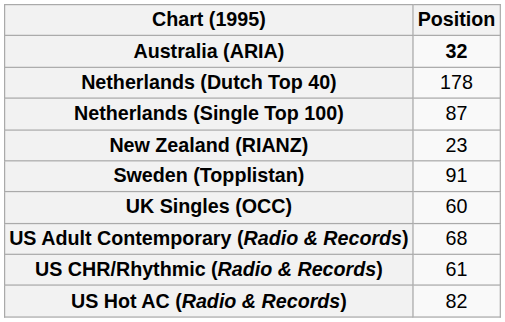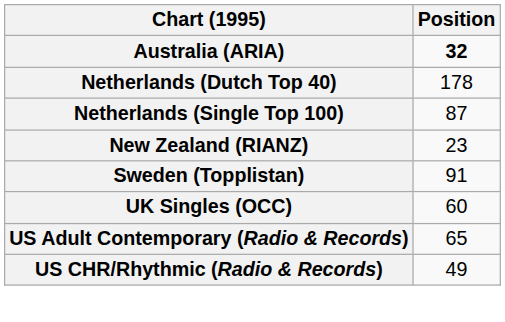(457, 238) 68 -> (457, 238) 65
(457, 269) 61 -> (457, 269) 49
- row: (209, 301)
